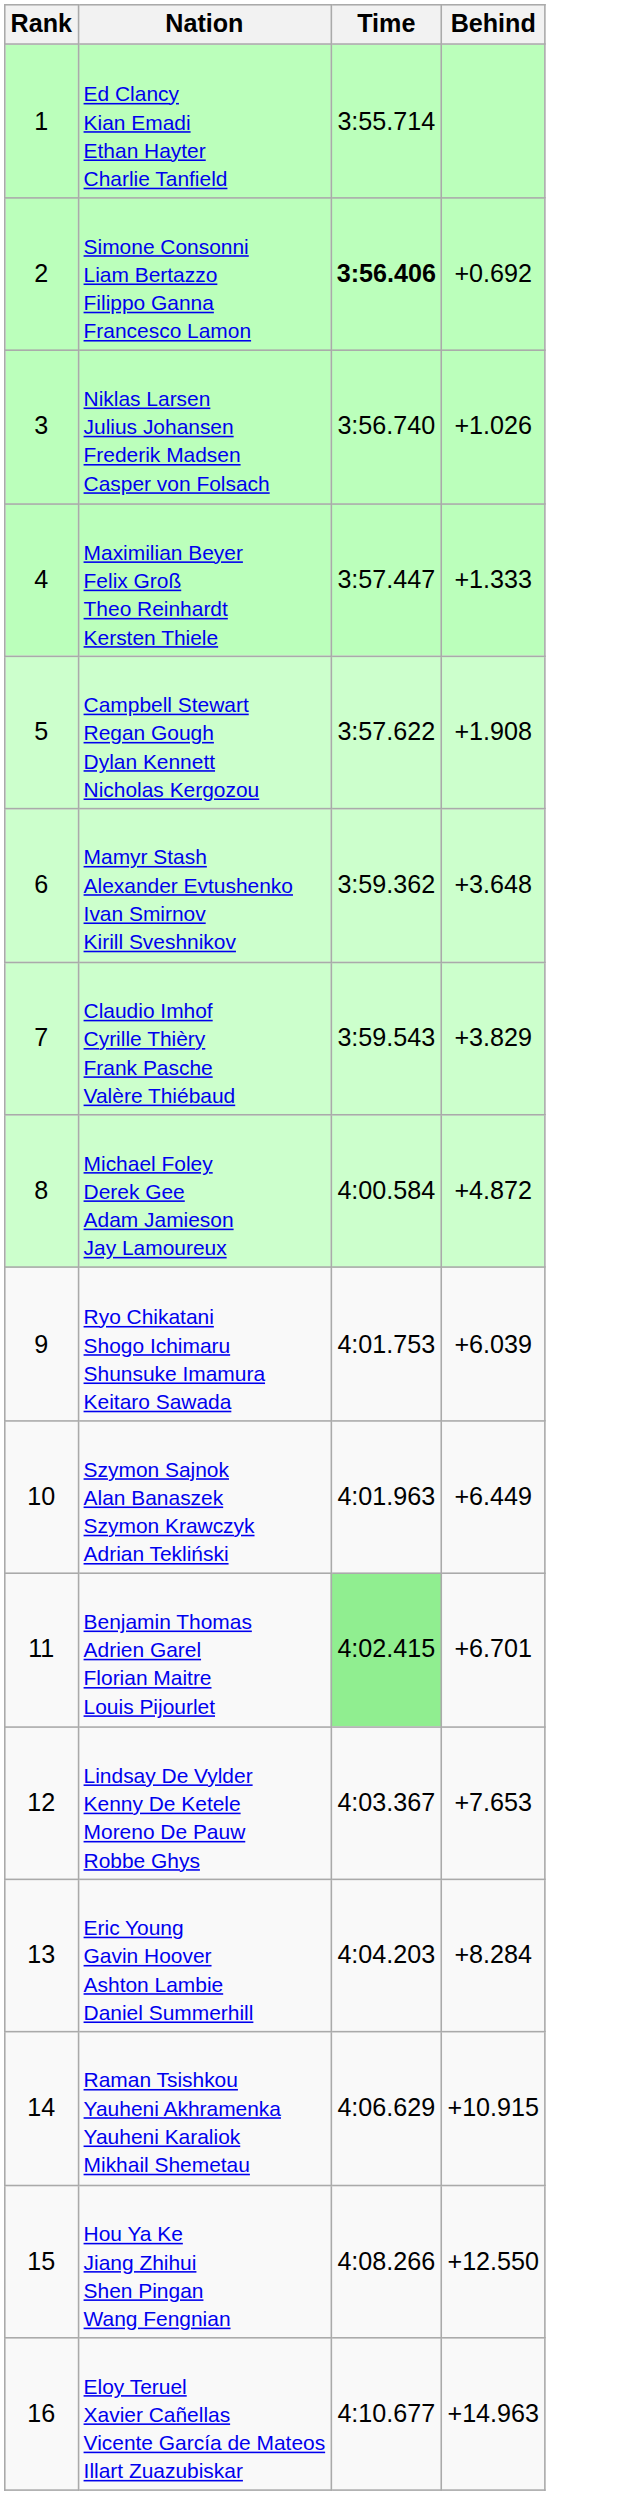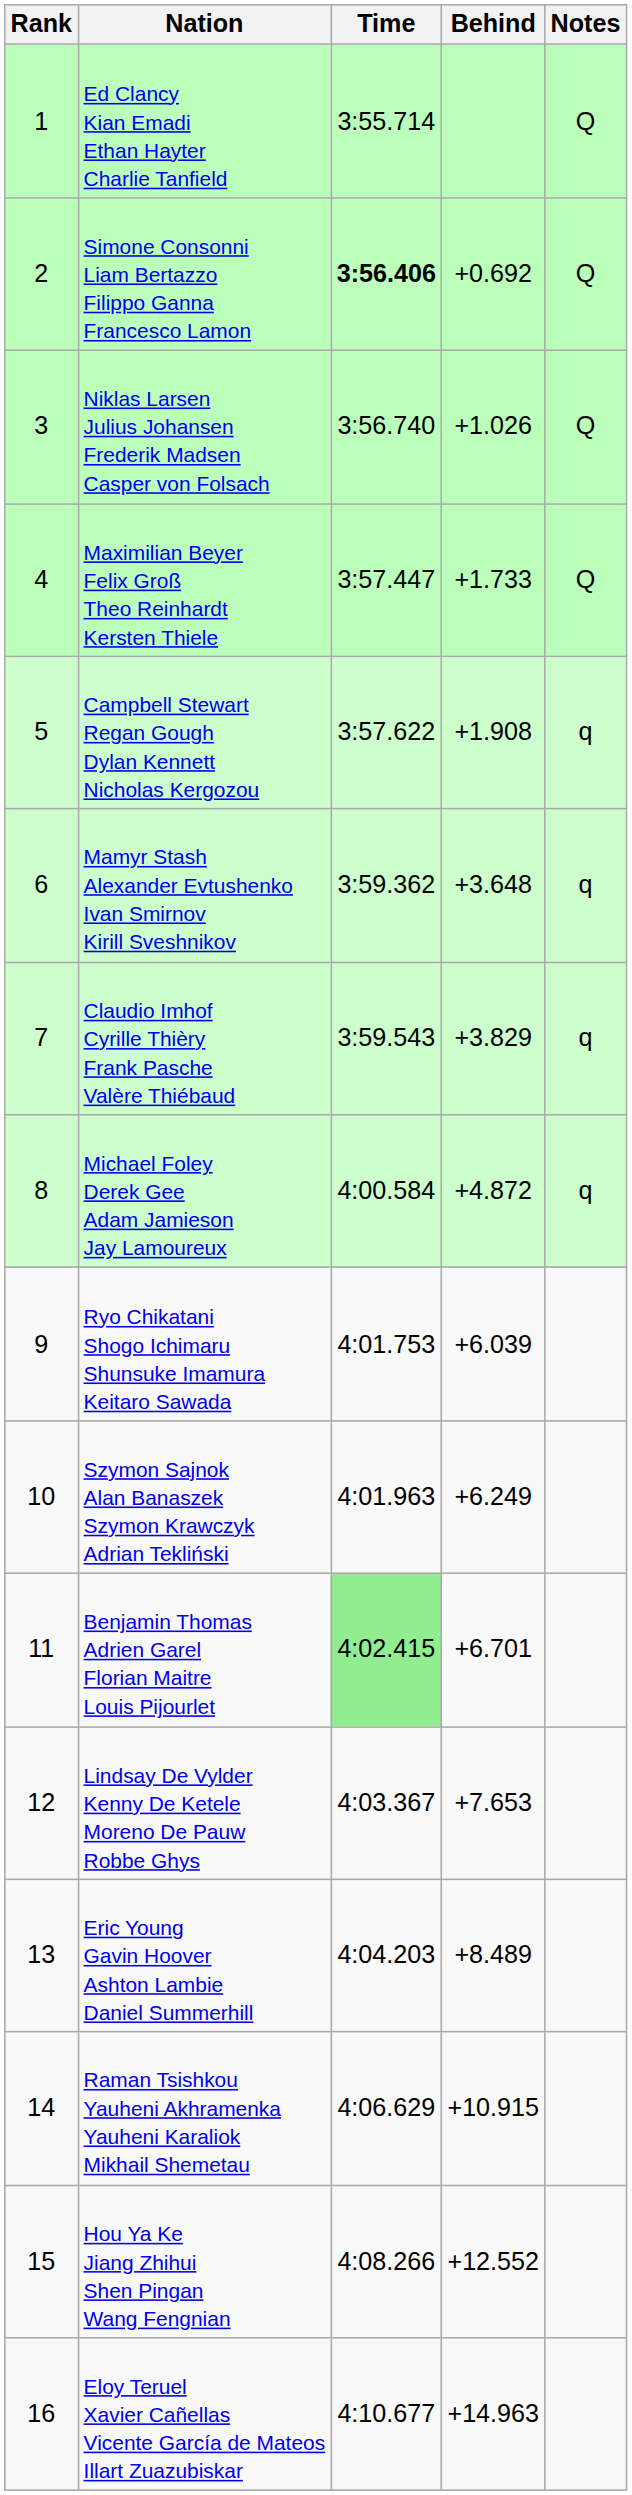+ column: (585, 24)
(493, 579) +1.333 -> (493, 579) +1.733
(493, 1496) +6.449 -> (493, 1496) +6.249
(493, 1955) +8.284 -> (493, 1955) +8.489
(493, 2261) +12.550 -> (493, 2261) +12.552
